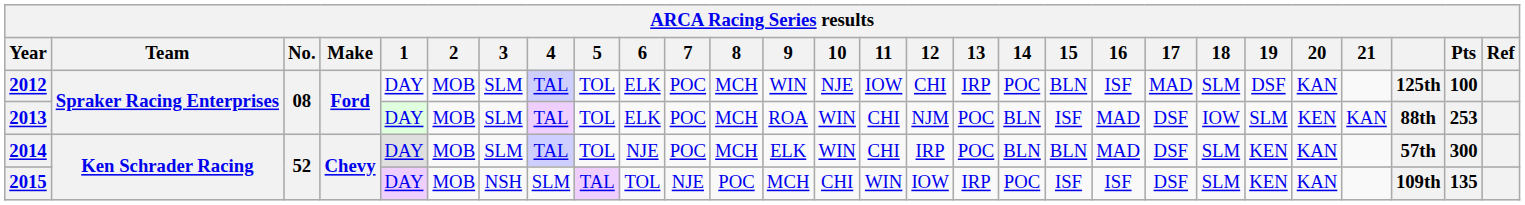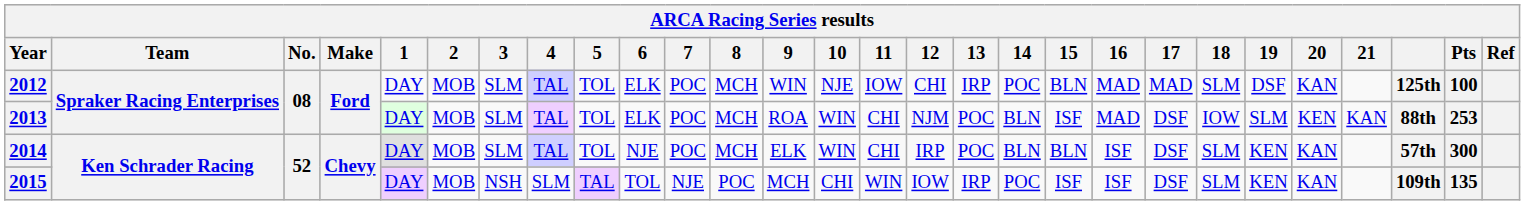(1118, 85) ISF -> (1118, 85) MAD
(1118, 150) MAD -> (1118, 150) ISF
